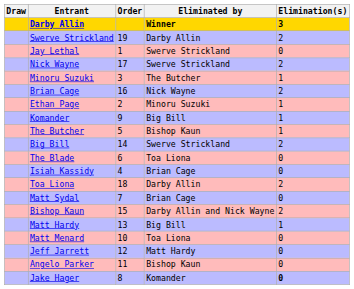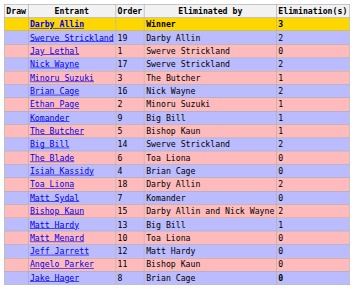(171, 198) Brian Cage -> (166, 198) Komander
(166, 278) Komander -> (171, 278) Brian Cage
